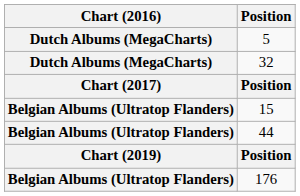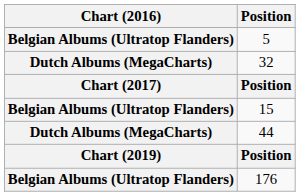(121, 39) Dutch Albums (MegaCharts) -> (121, 39) Belgian Albums (Ultratop Flanders)
(121, 132) Belgian Albums (Ultratop Flanders) -> (121, 132) Dutch Albums (MegaCharts)
